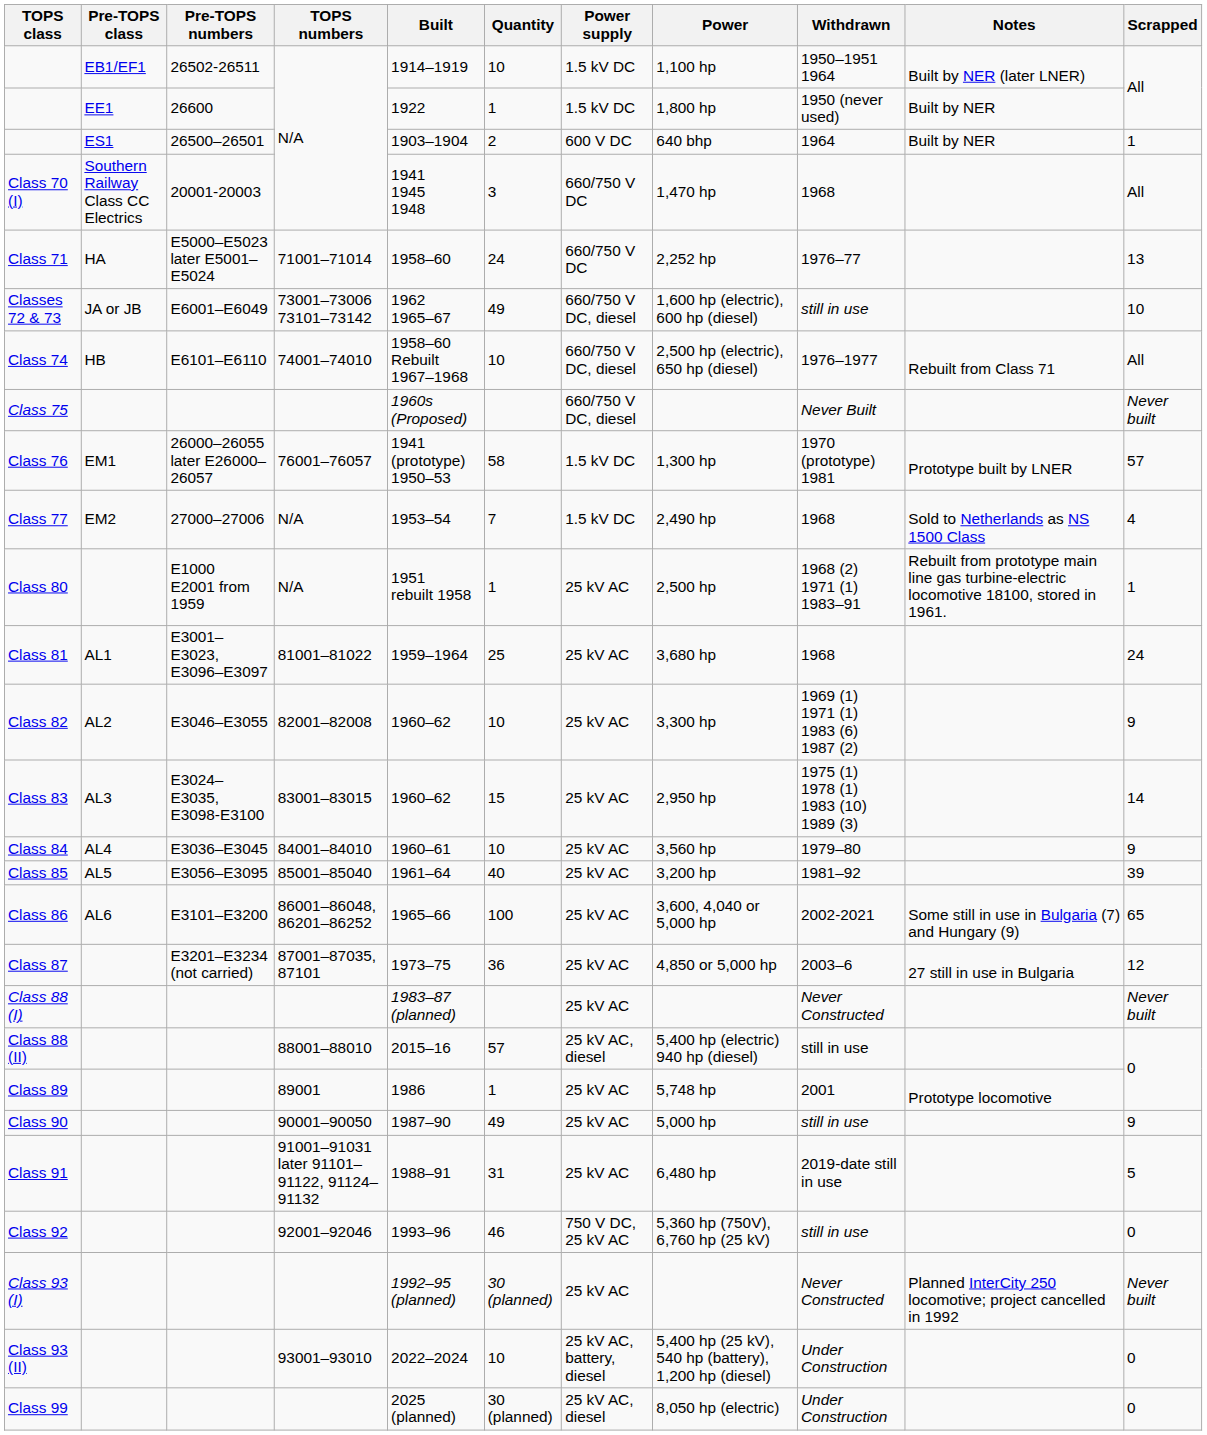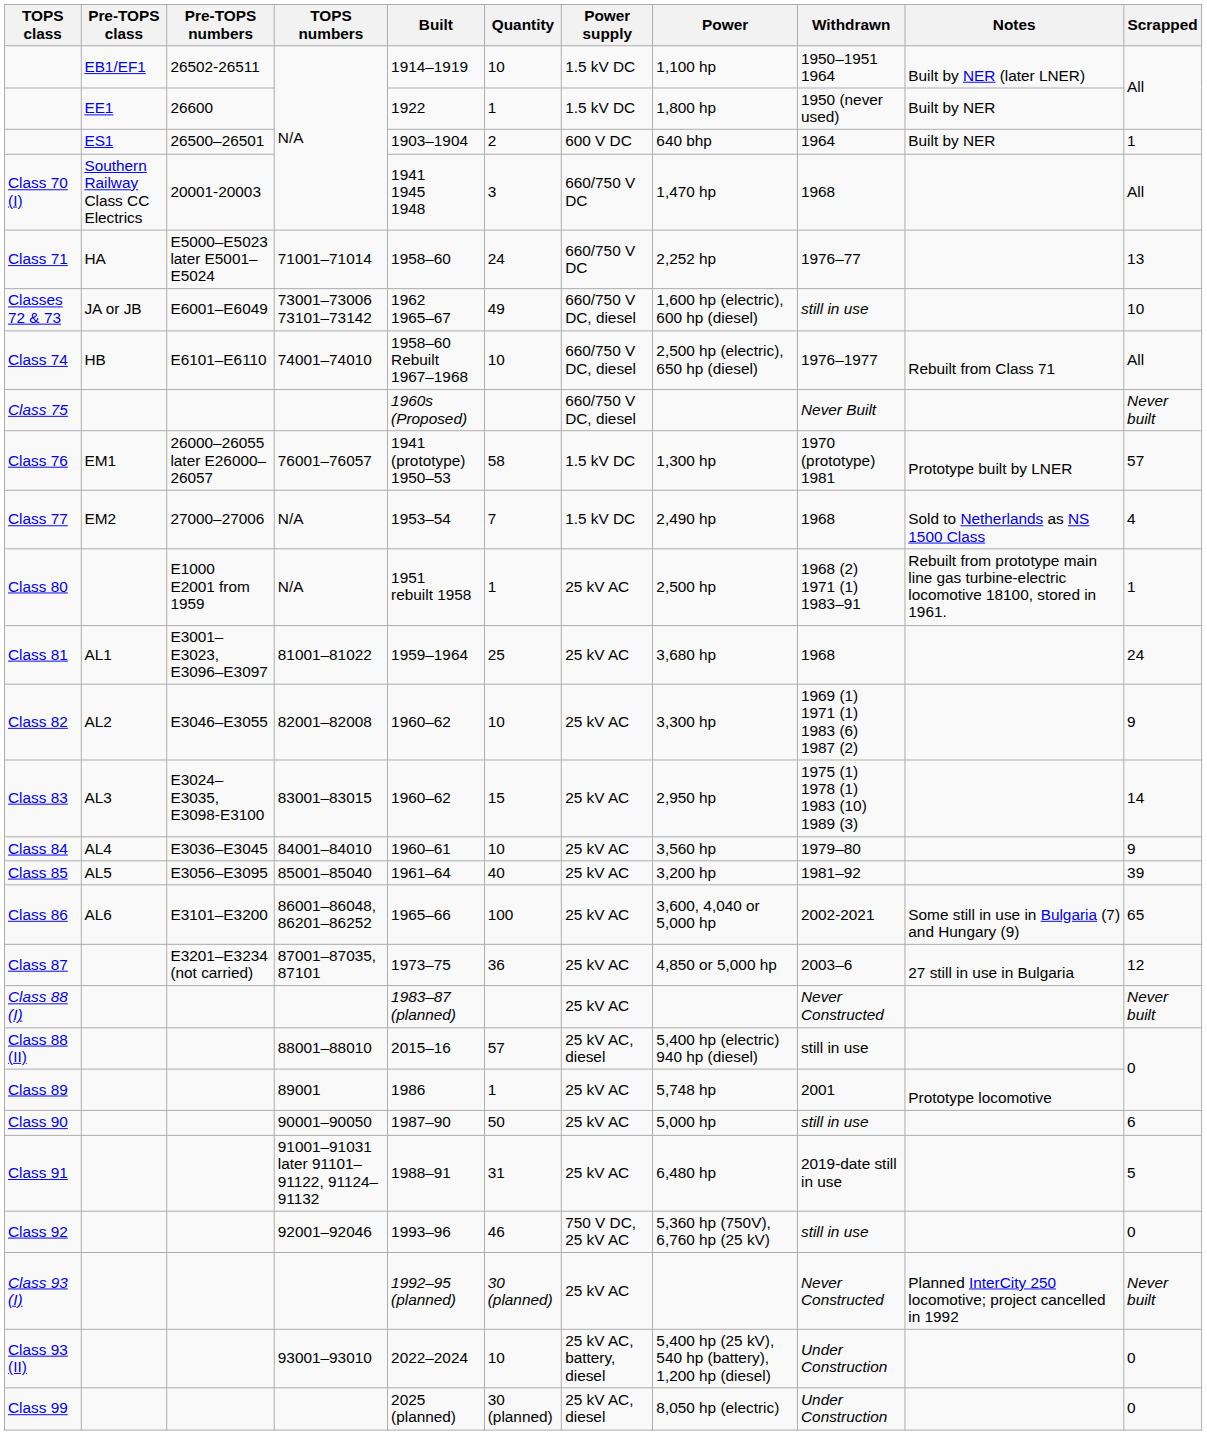(496, 1122) 49 -> (496, 1122) 50
(1131, 1122) 9 -> (1131, 1122) 6
